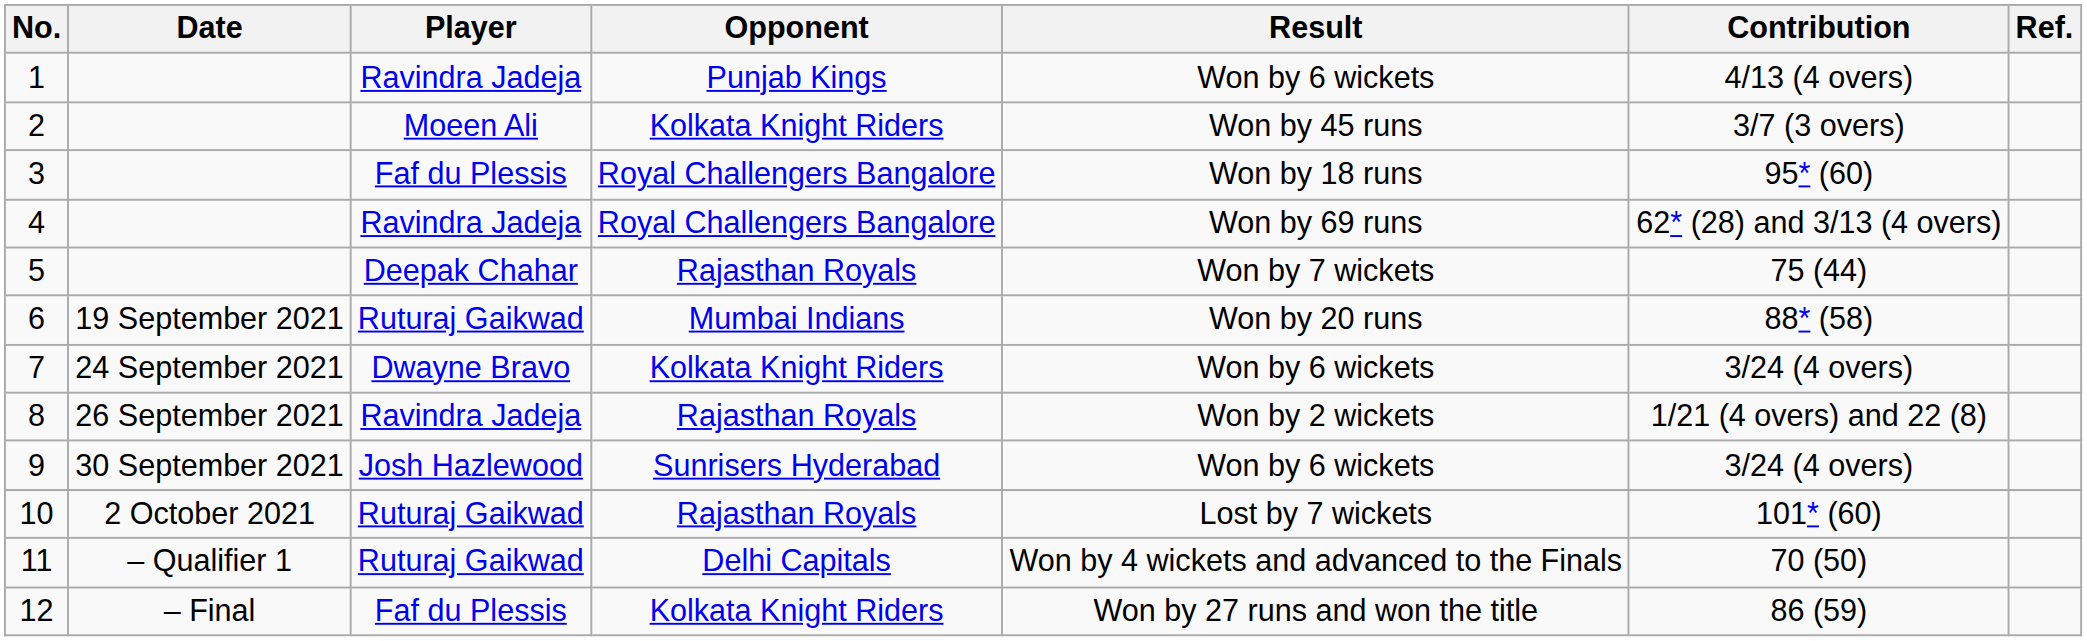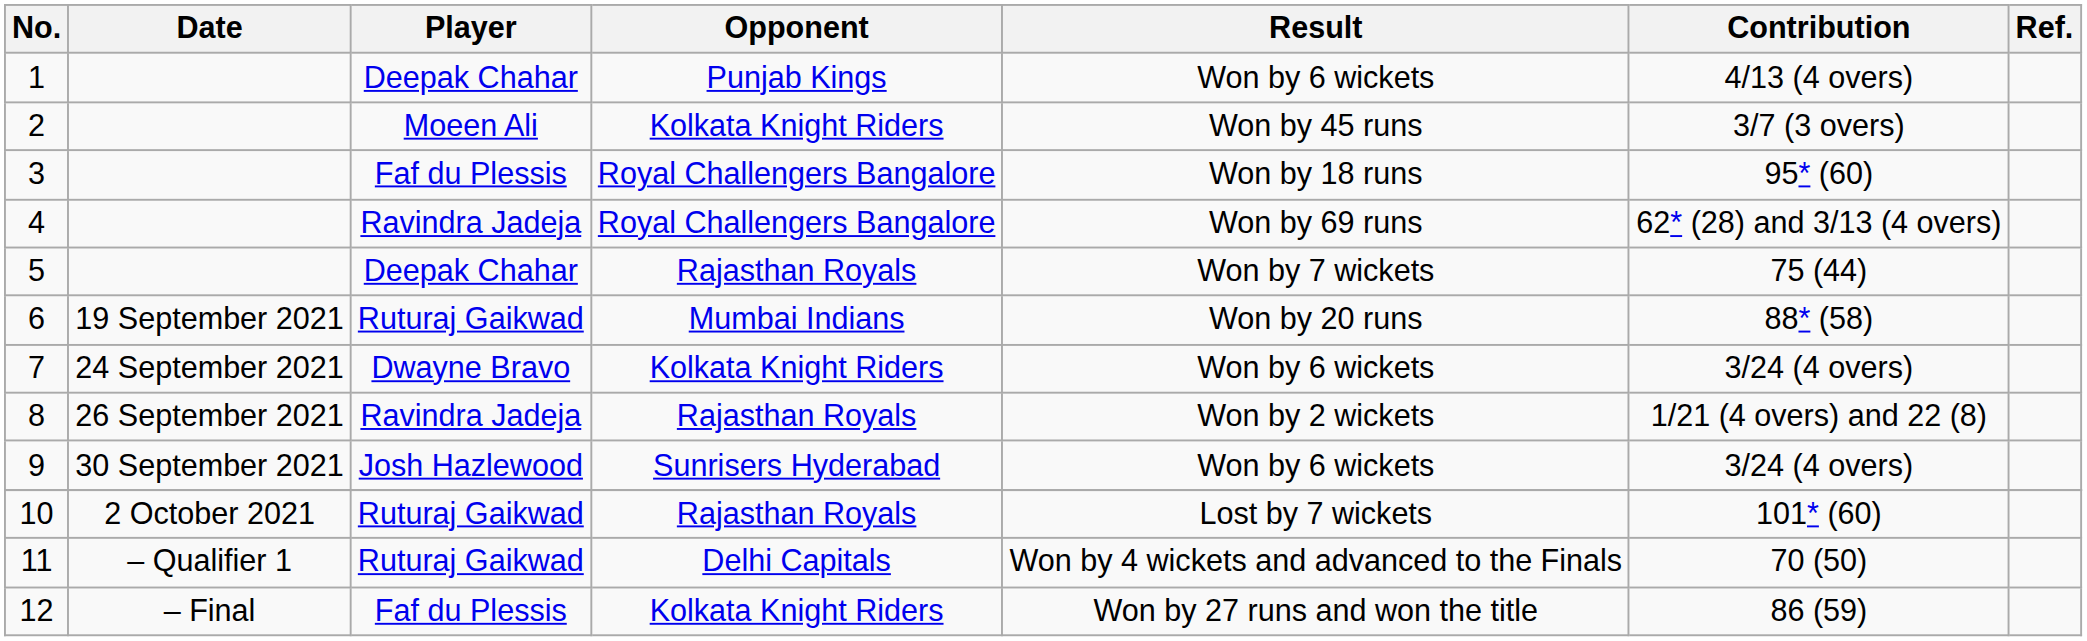(471, 77) Ravindra Jadeja -> (471, 77) Deepak Chahar
